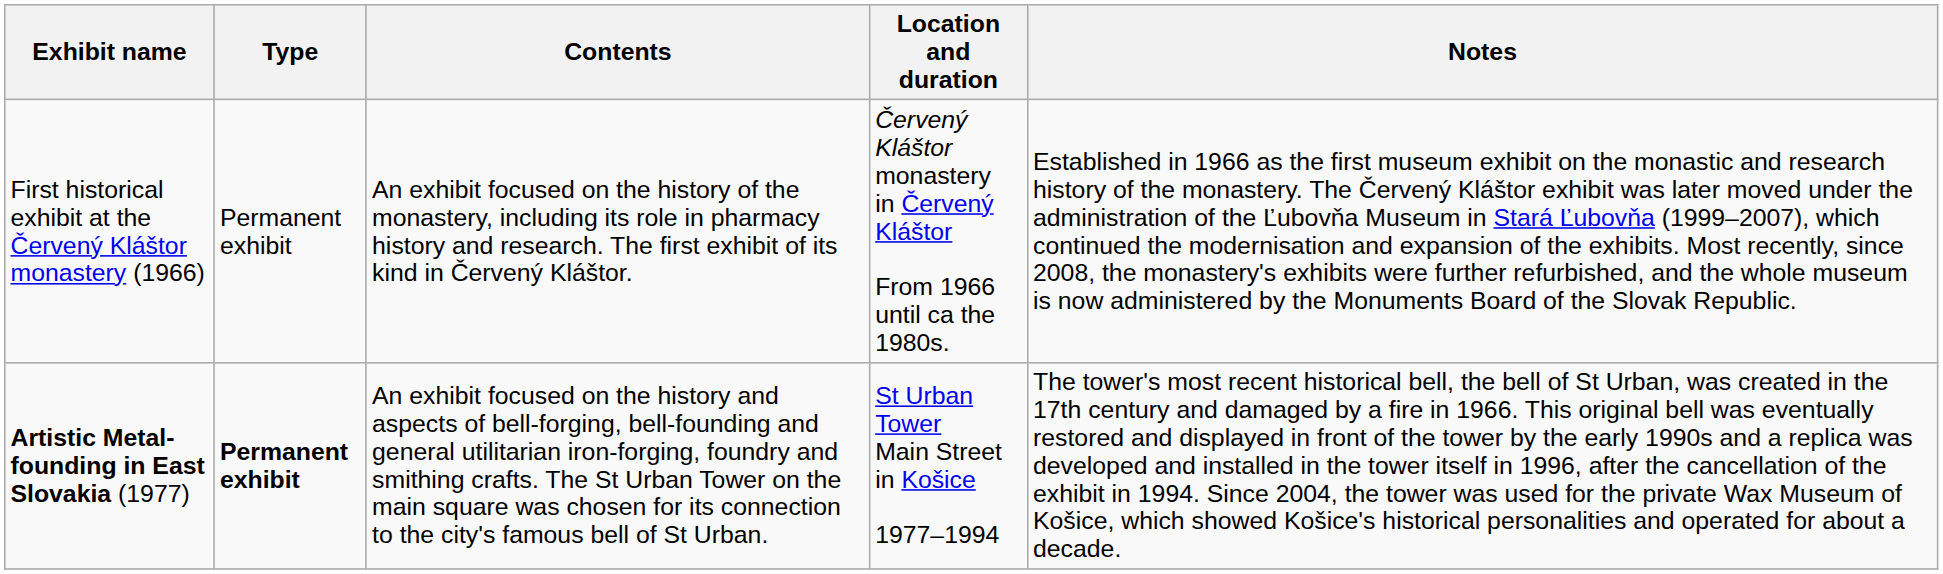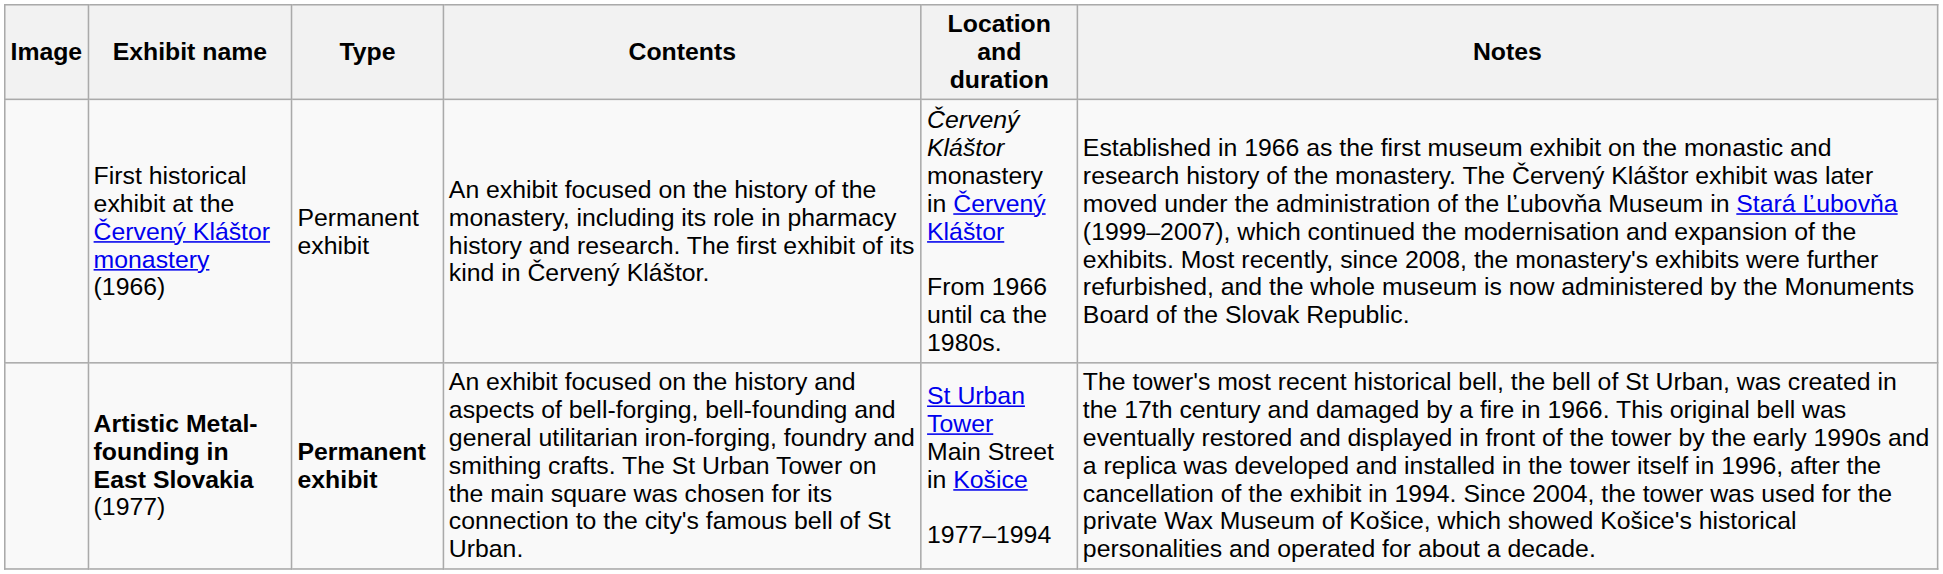+ column: (46, 52)
